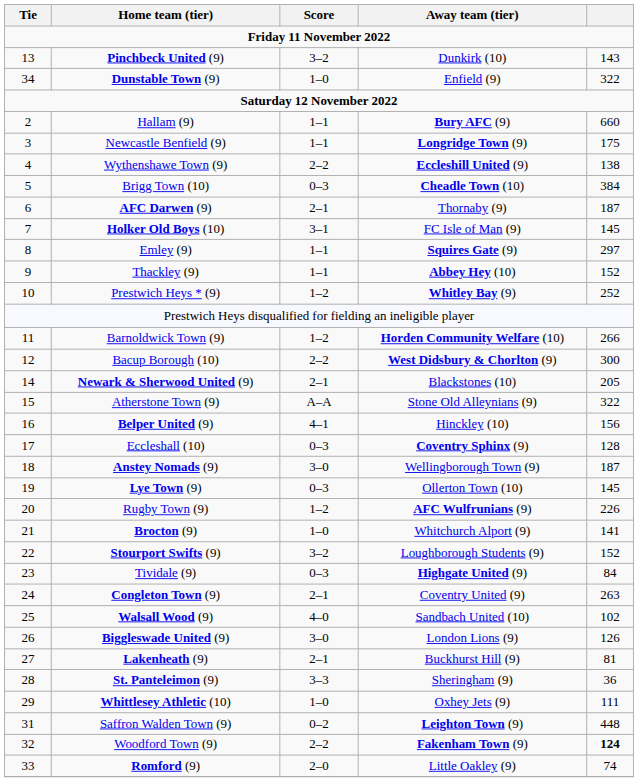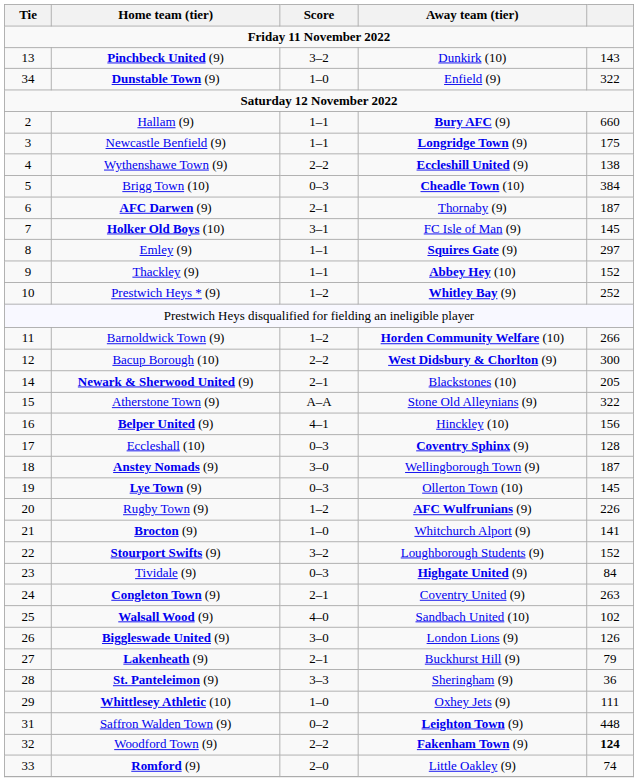(610, 659) 81 -> (610, 659) 79
